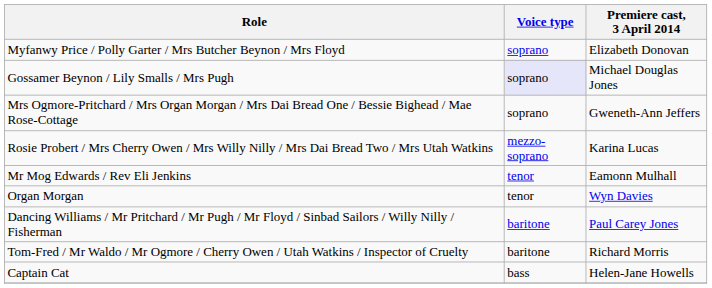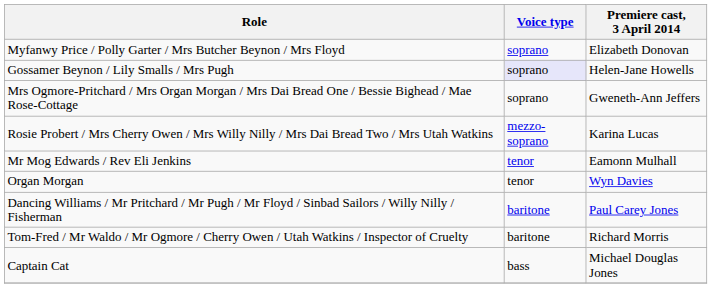(634, 77) Michael Douglas Jones -> (641, 70) Helen-Jane Howells
(641, 272) Helen-Jane Howells -> (634, 265) Michael Douglas Jones
